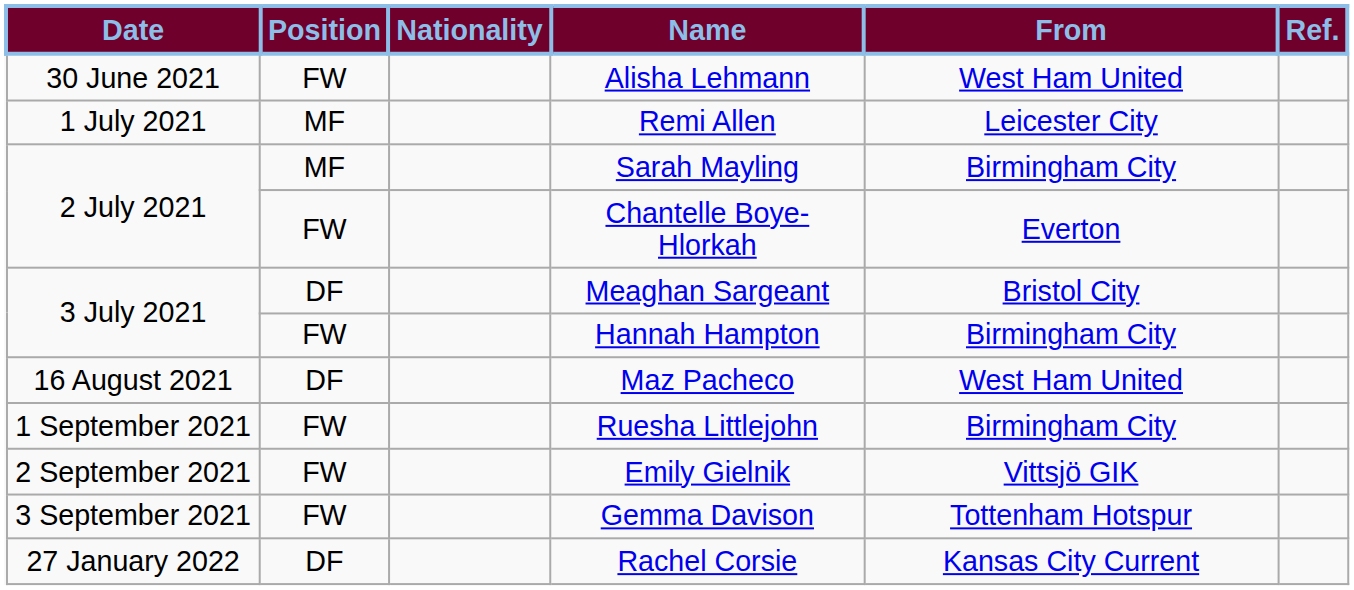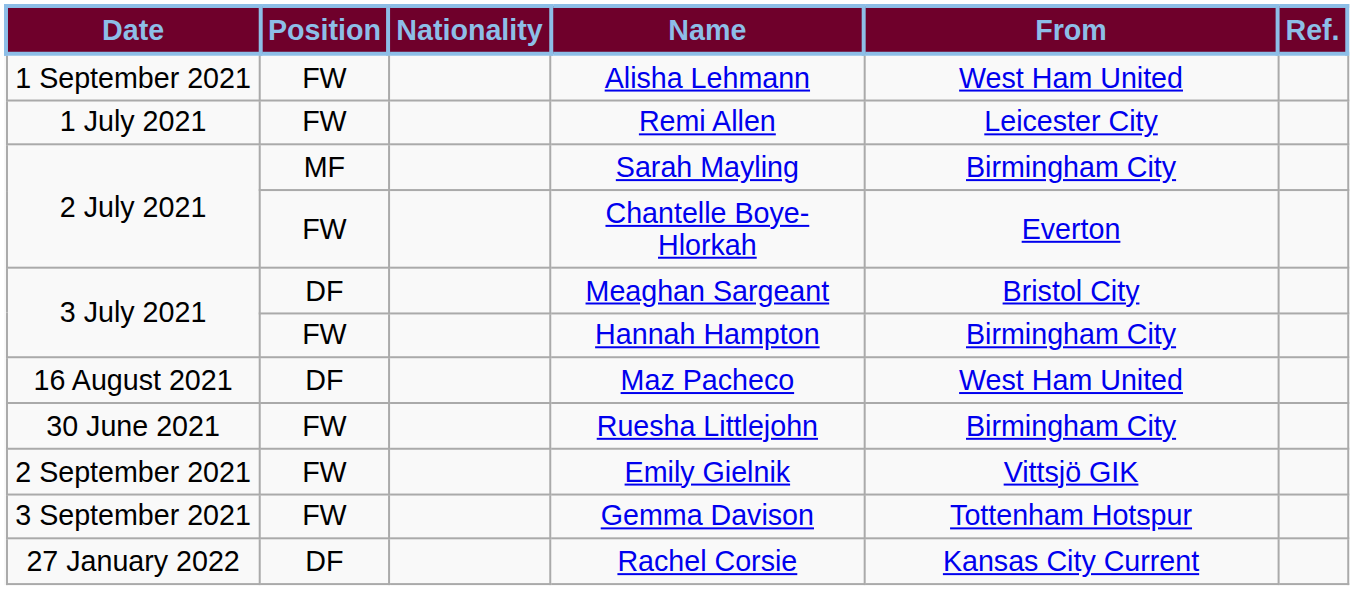(133, 77) 30 June 2021 -> (133, 77) 1 September 2021
(324, 123) MF -> (324, 123) FW
(133, 426) 1 September 2021 -> (133, 426) 30 June 2021
